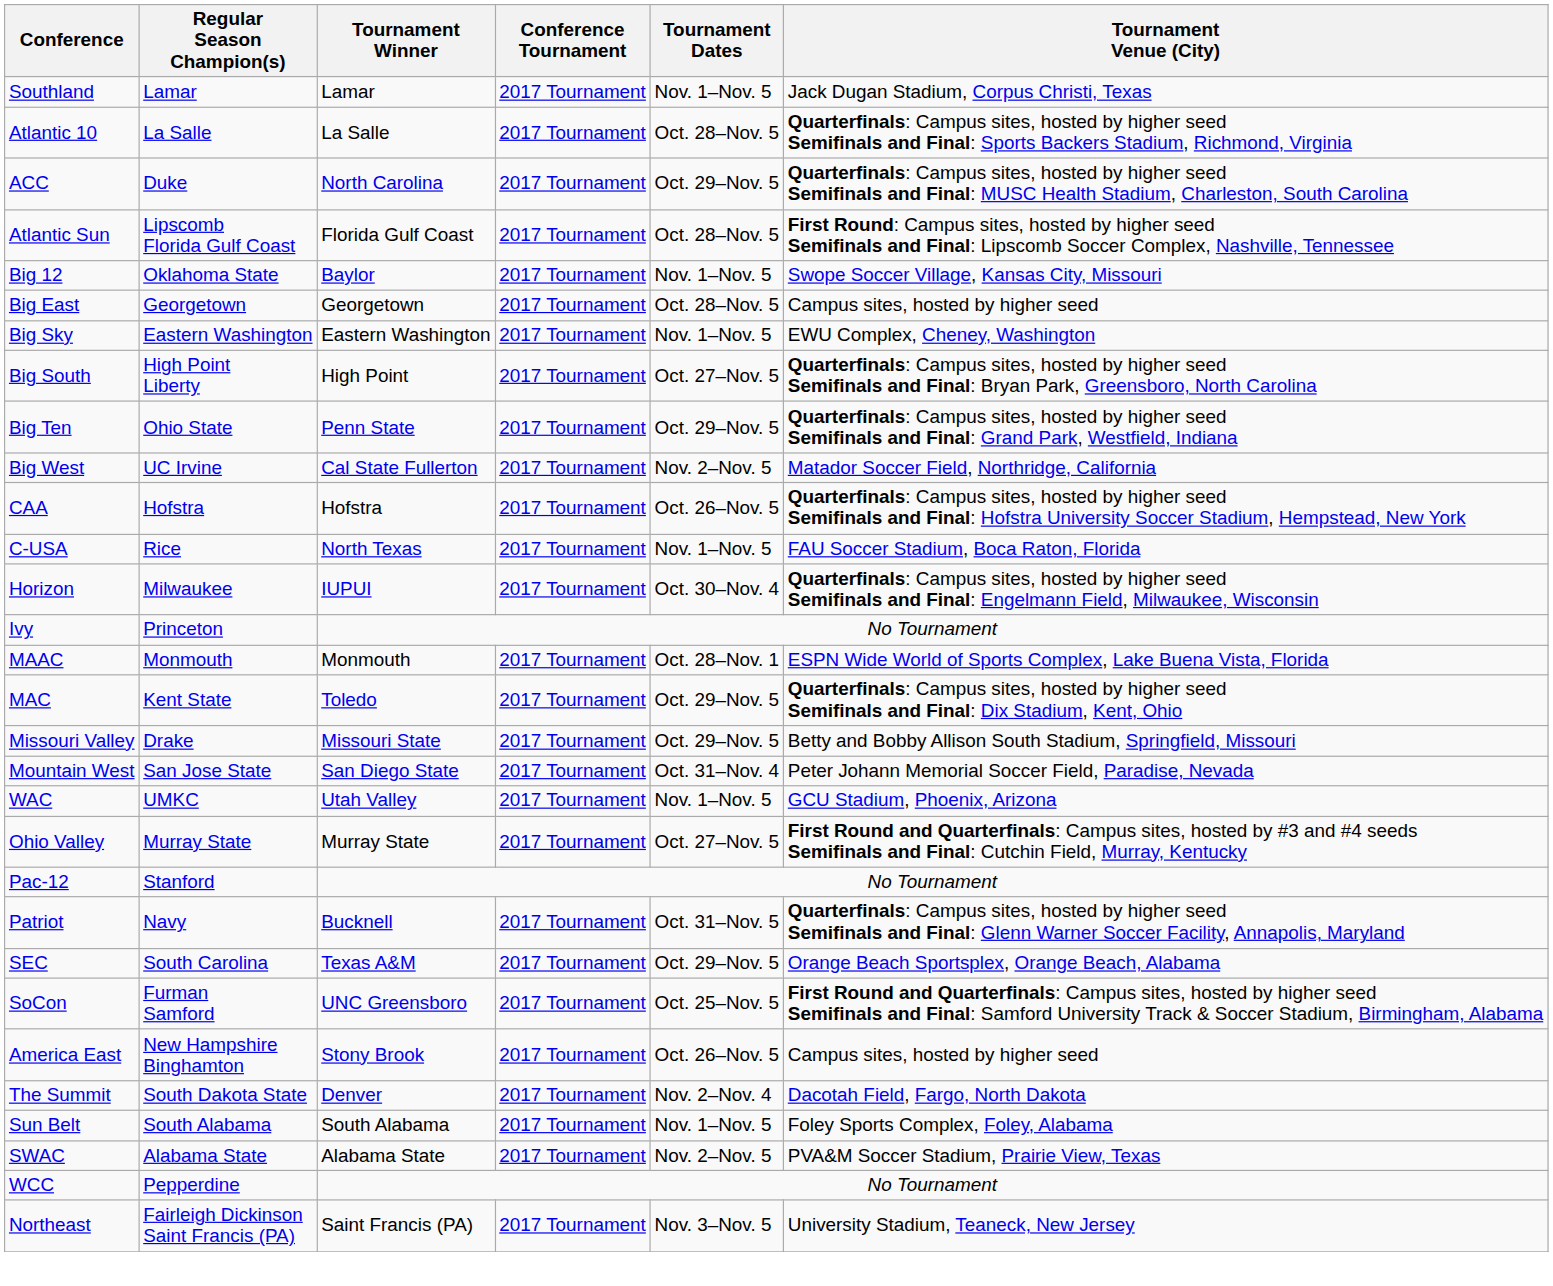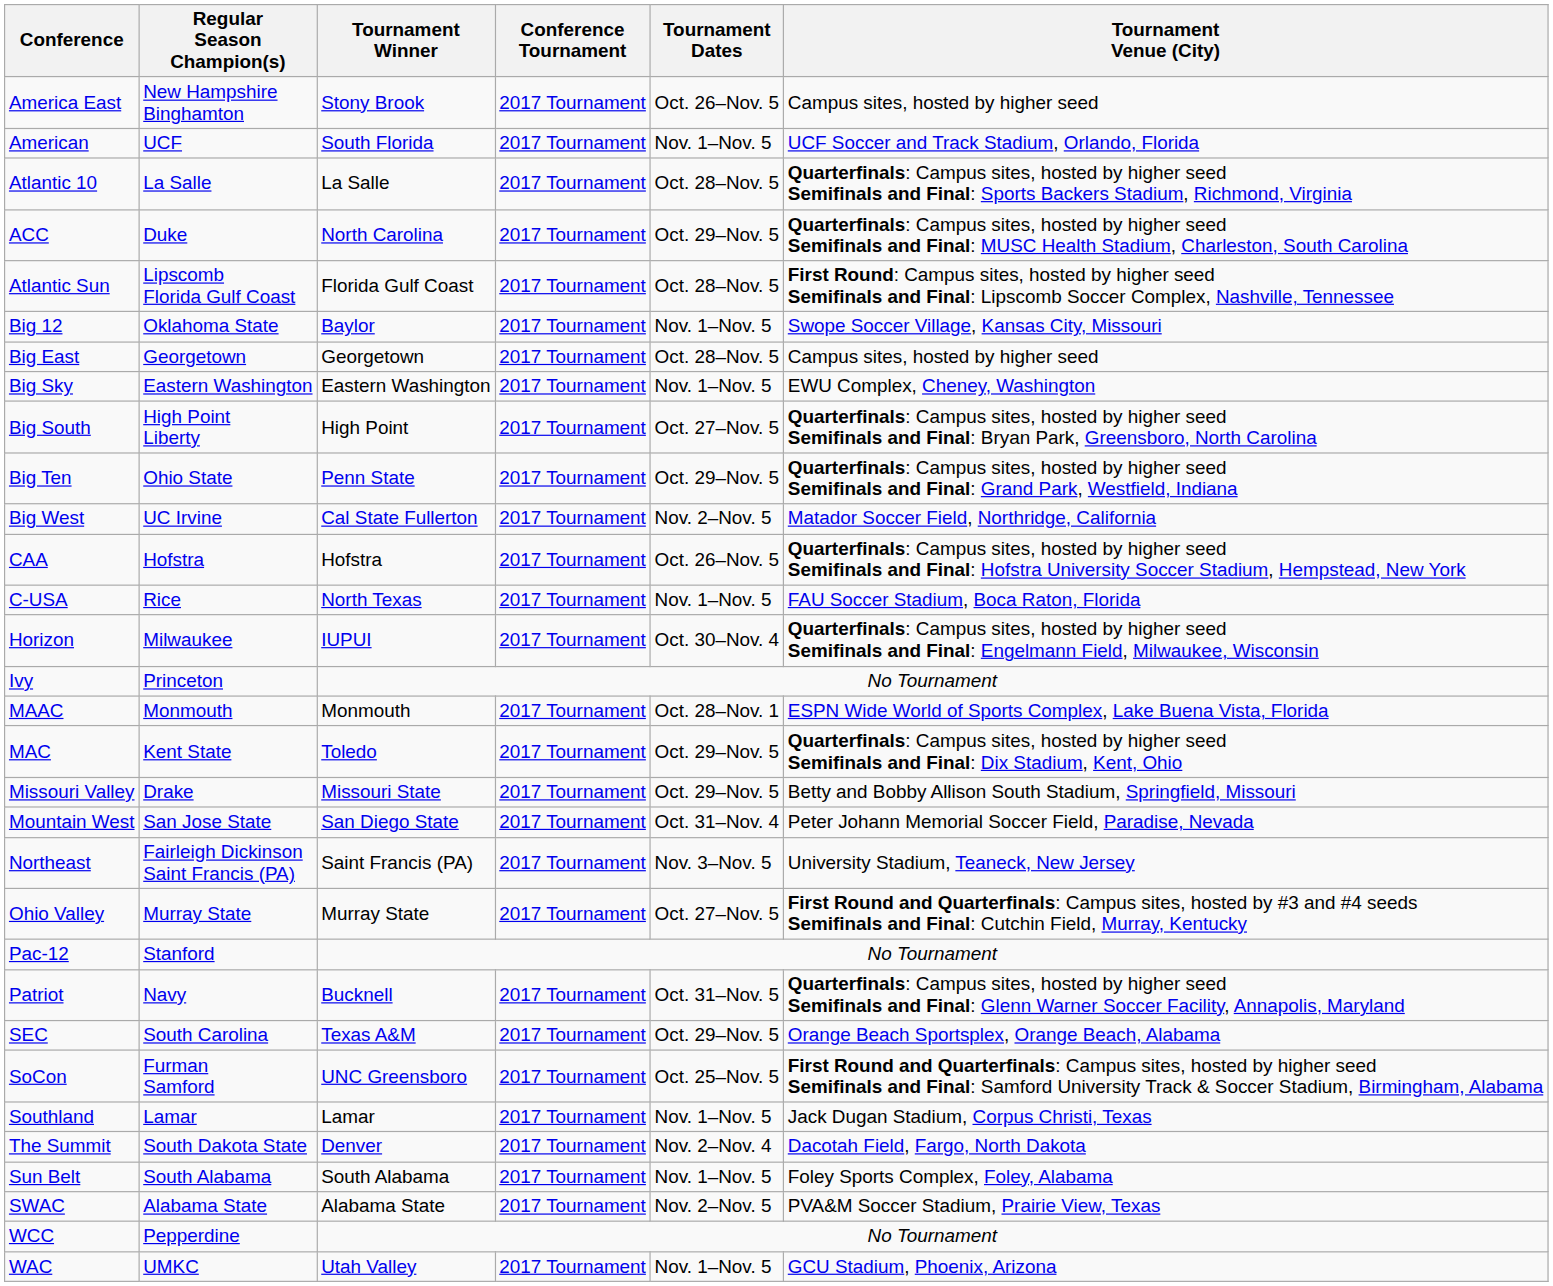rows swapped: (65, 1054) <-> (51, 91)
+ row: (49, 143)
rows swapped: (50, 1225) <-> (31, 800)
